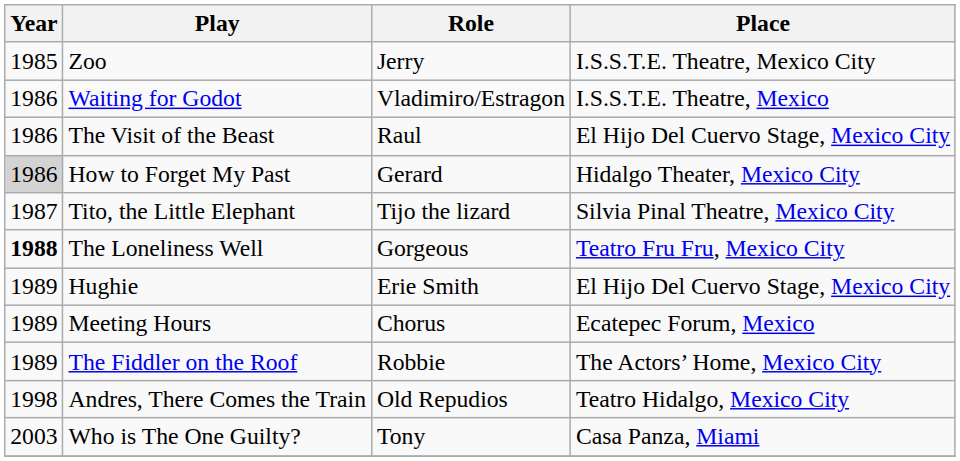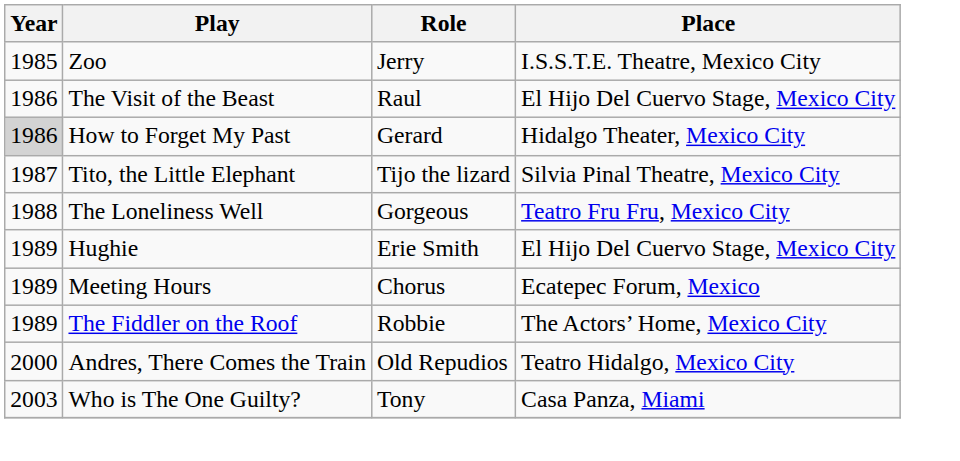- row: (155, 98)
(34, 248) bold -> (34, 211) normal
(34, 398) 1998 -> (34, 361) 2000
